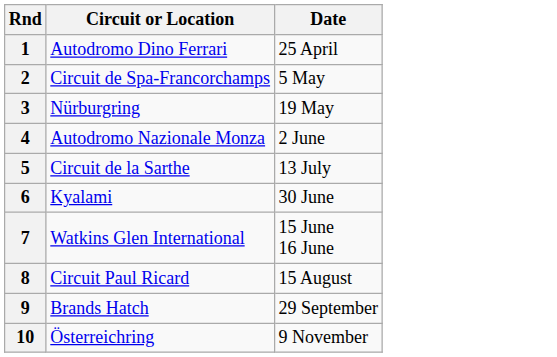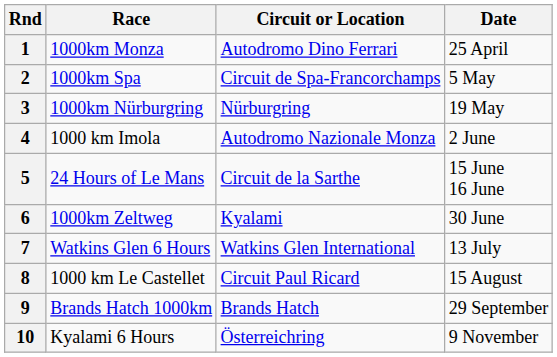+ column: (131, 19)
(305, 168) 13 July -> (477, 178) 15 June 16 June
(306, 238) 15 June 16 June -> (475, 248) 13 July
